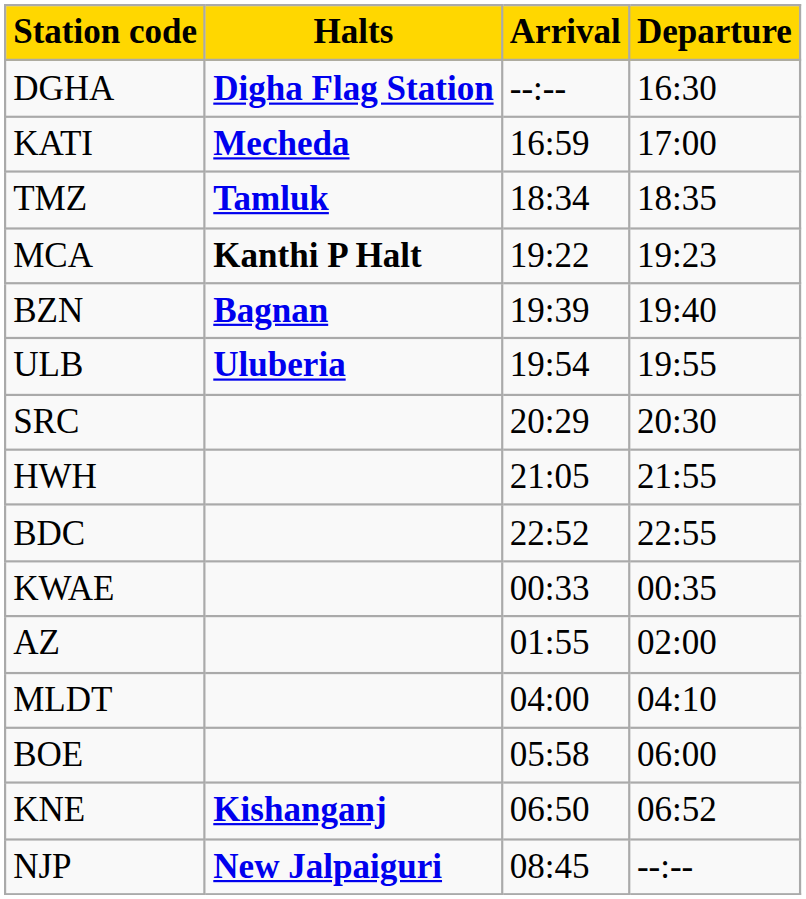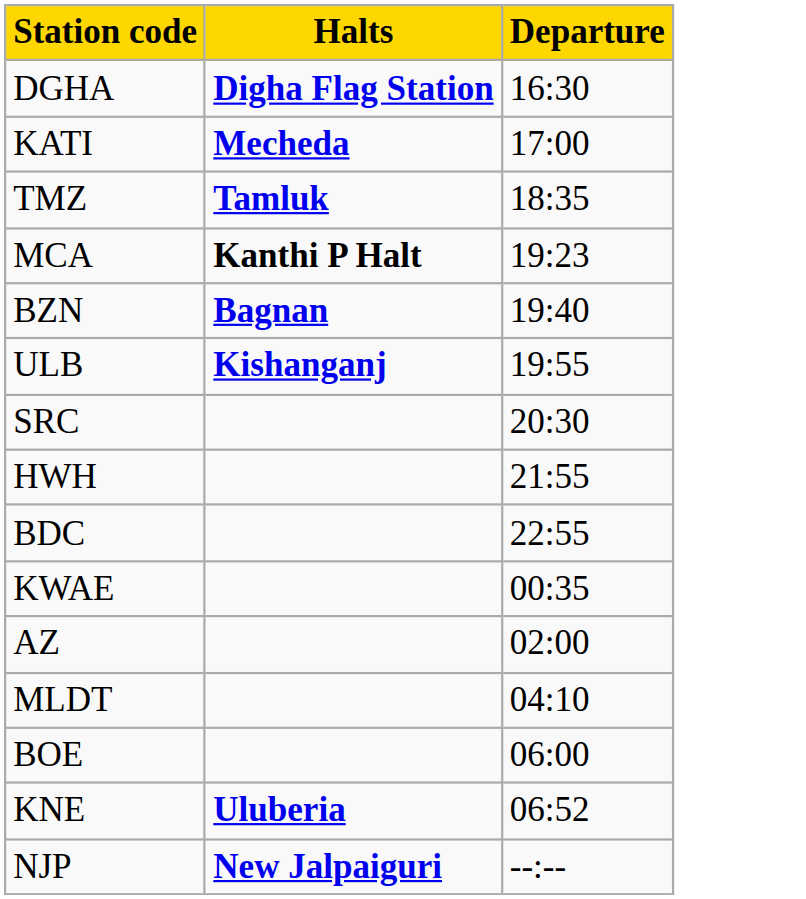- column: (565, 32)
(279, 365) Uluberia -> (300, 365) Kishanganj
(300, 810) Kishanganj -> (279, 810) Uluberia
